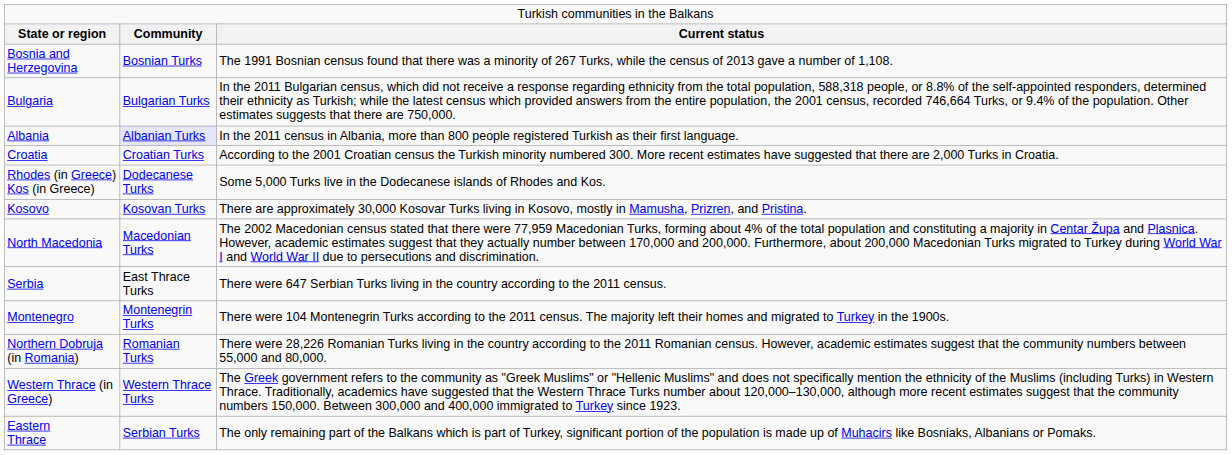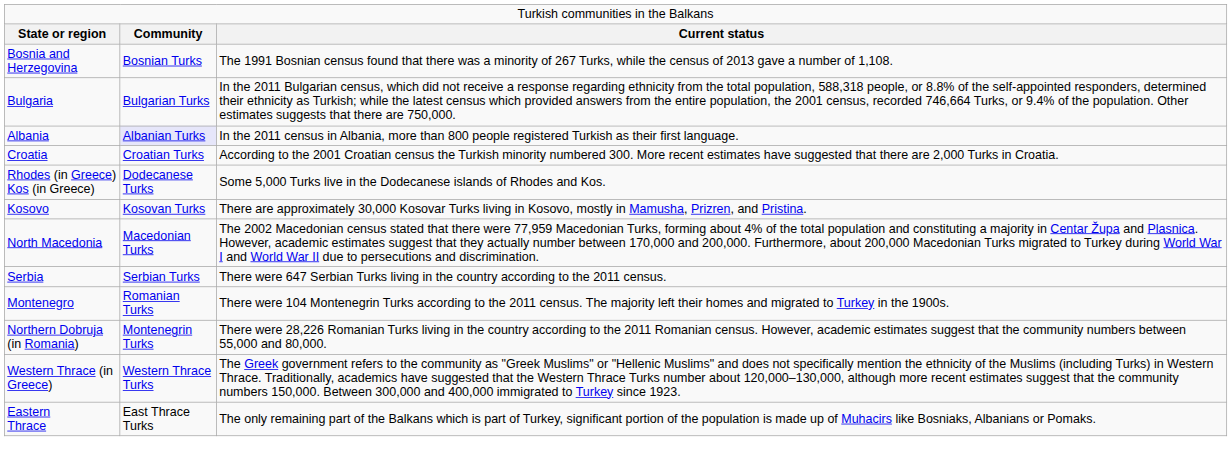(156, 283) East Thrace Turks -> (161, 276) Serbian Turks
(157, 317) Montenegrin Turks -> (151, 303) Romanian Turks
(151, 351) Romanian Turks -> (157, 337) Montenegrin Turks
(161, 433) Serbian Turks -> (156, 419) East Thrace Turks
